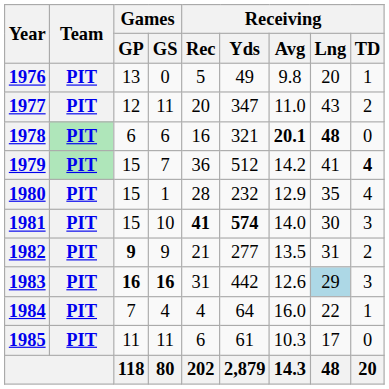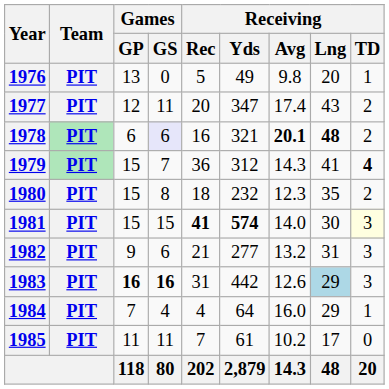(290, 106) 11.0 -> (290, 106) 17.4
(165, 135) no background -> (165, 135) lavender background
(368, 135) 0 -> (368, 135) 2
(245, 164) 512 -> (245, 164) 312
(290, 164) 14.2 -> (290, 164) 14.3
(165, 194) 1 -> (165, 194) 8
(201, 194) 28 -> (201, 194) 18
(290, 194) 12.9 -> (290, 194) 12.3
(368, 194) 4 -> (368, 194) 2
(165, 223) 10 -> (165, 223) 15
(368, 223) no background -> (368, 223) lightyellow background
(131, 252) bold -> (131, 252) normal
(165, 252) 9 -> (165, 252) 6
(290, 252) 13.5 -> (290, 252) 13.2
(368, 252) 2 -> (368, 252) 3
(330, 310) 22 -> (330, 310) 29
(201, 340) 6 -> (201, 340) 7
(290, 340) 10.3 -> (290, 340) 10.2
